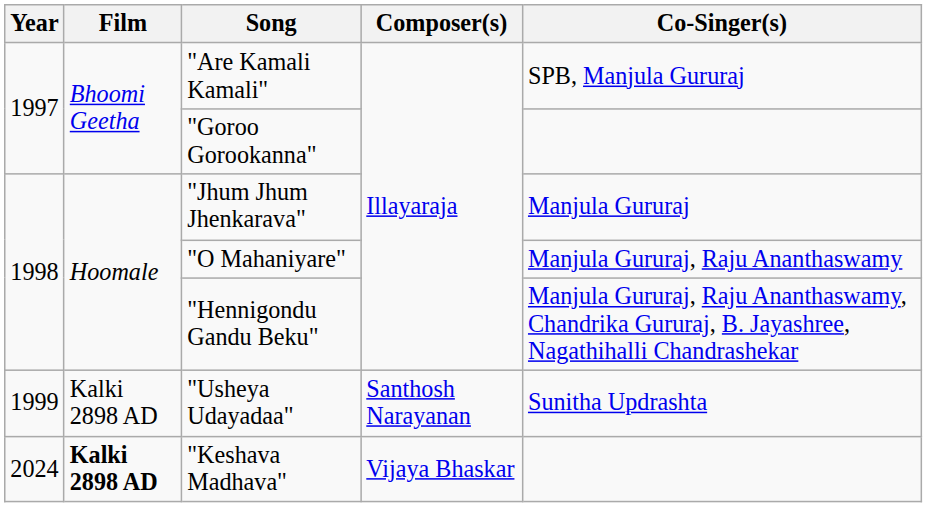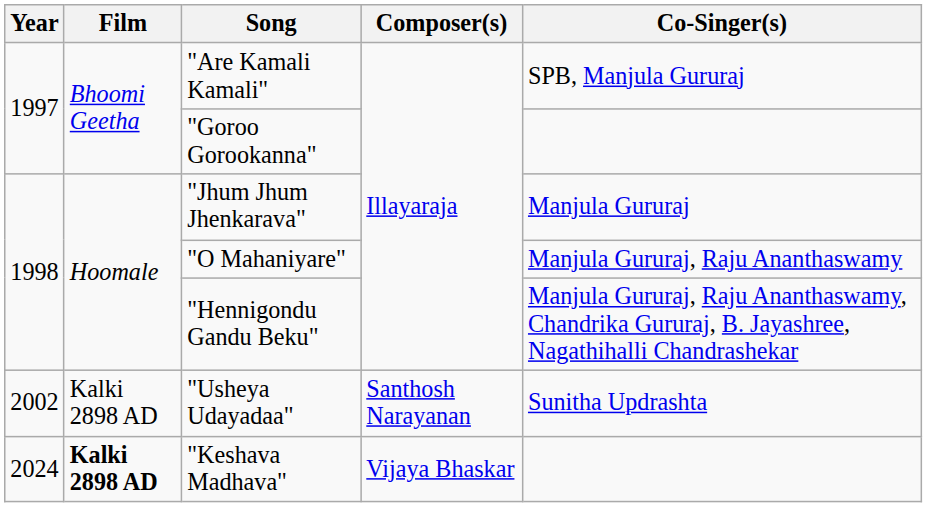(34, 403) 1999 -> (34, 403) 2002
